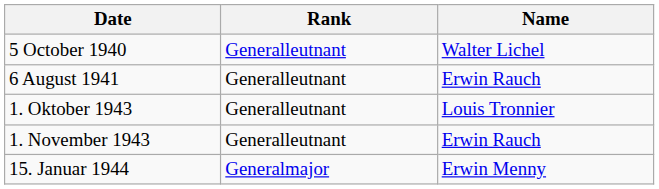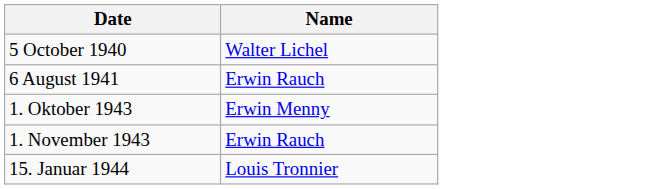- column: (329, 19)
(498, 109) Louis Tronnier -> (278, 109) Erwin Menny
(494, 169) Erwin Menny -> (282, 169) Louis Tronnier
